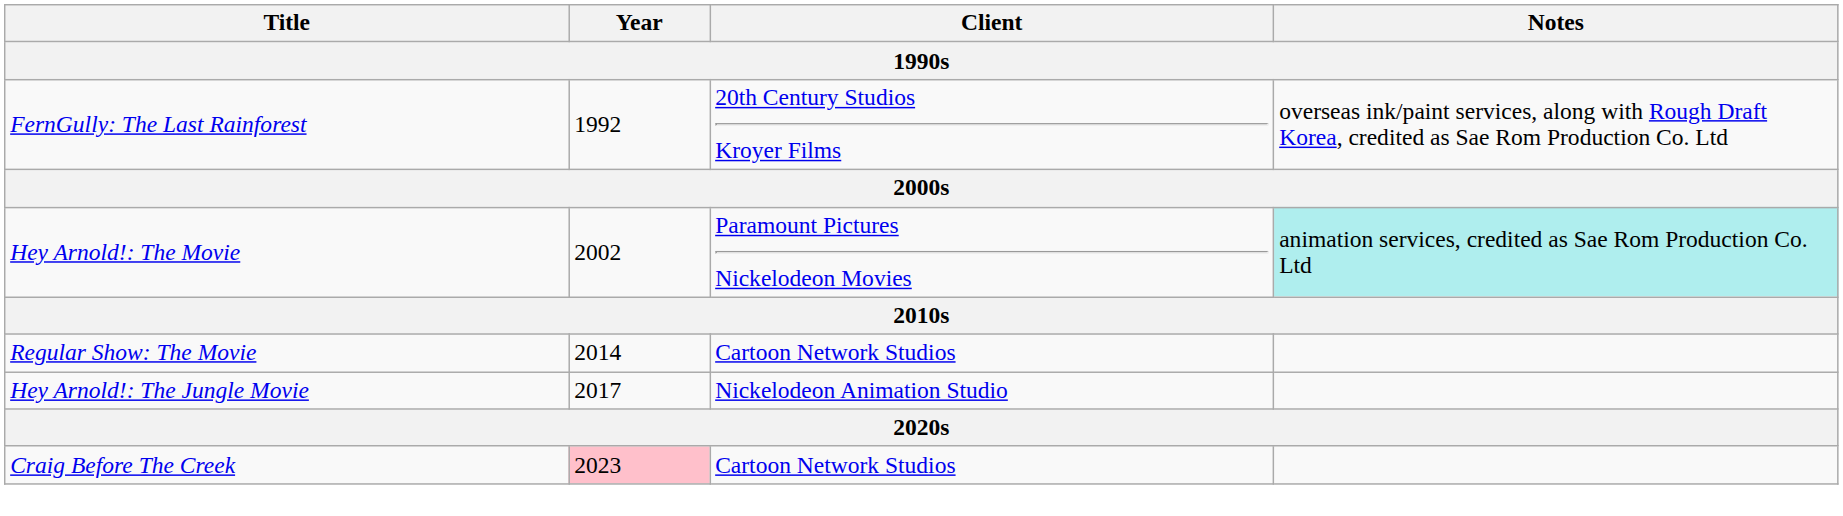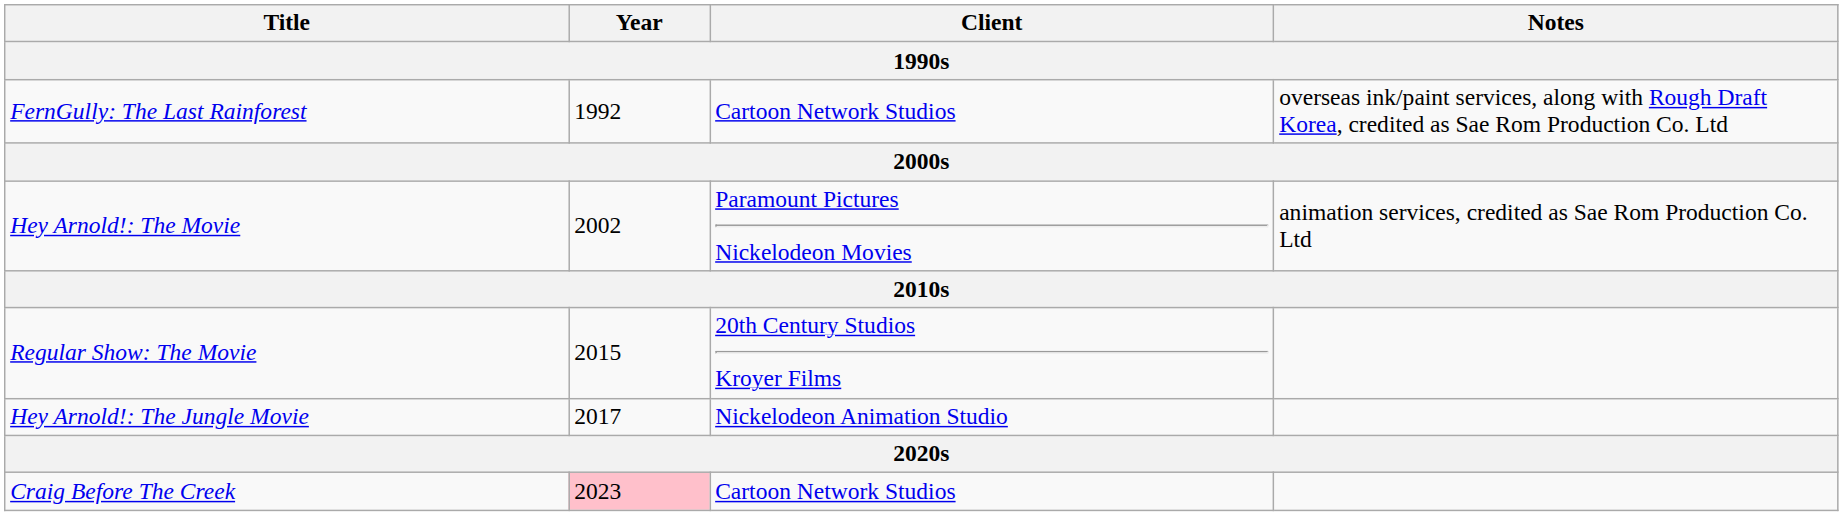(992, 124) 20th Century Studios Kroyer Films -> (835, 110) Cartoon Network Studios
(1543, 251) paleturquoise background -> (1543, 225) no background
(598, 352) 2014 -> (598, 352) 2015
(835, 352) Cartoon Network Studios -> (992, 352) 20th Century Studios Kroyer Films
